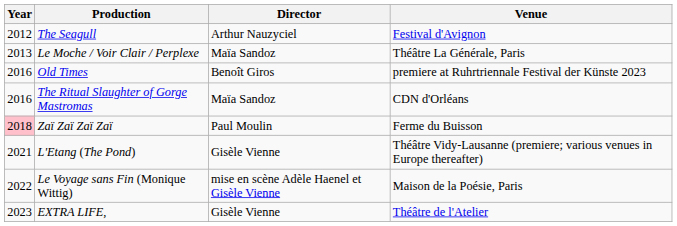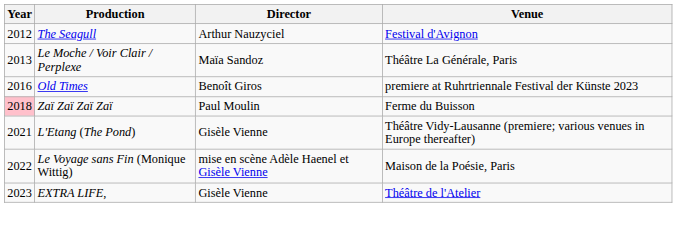- row: (112, 99)
